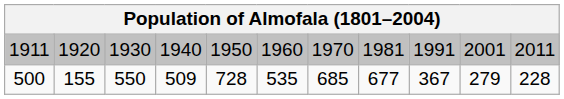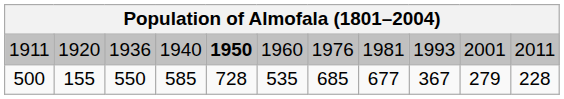(130, 49) 1930 -> (130, 49) 1936
(231, 49) normal -> (231, 49) bold
(333, 49) 1970 -> (333, 49) 1976
(434, 49) 1991 -> (434, 49) 1993
(181, 79) 509 -> (181, 79) 585
